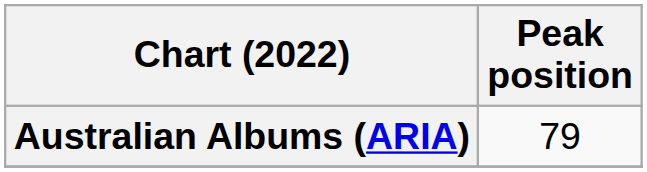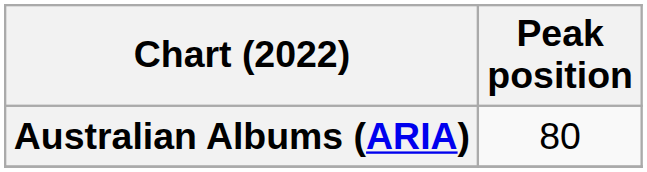(560, 135) 79 -> (560, 135) 80
